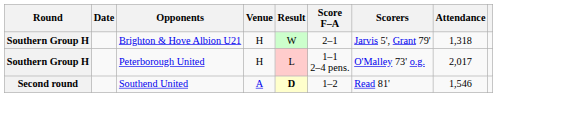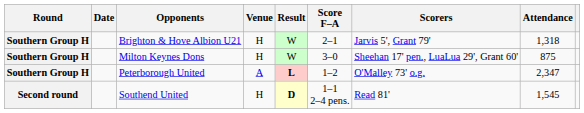+ row: (162, 56)
(259, 62) H -> (259, 72) A
(292, 62) normal -> (292, 72) bold
(330, 62) 1–1 2–4 pens. -> (330, 72) 1–2
(460, 62) 2,017 -> (548, 72) 2,347
(259, 84) A -> (259, 94) H
(330, 84) 1–2 -> (330, 94) 1–1 2–4 pens.
(460, 84) 1,546 -> (548, 94) 1,545
